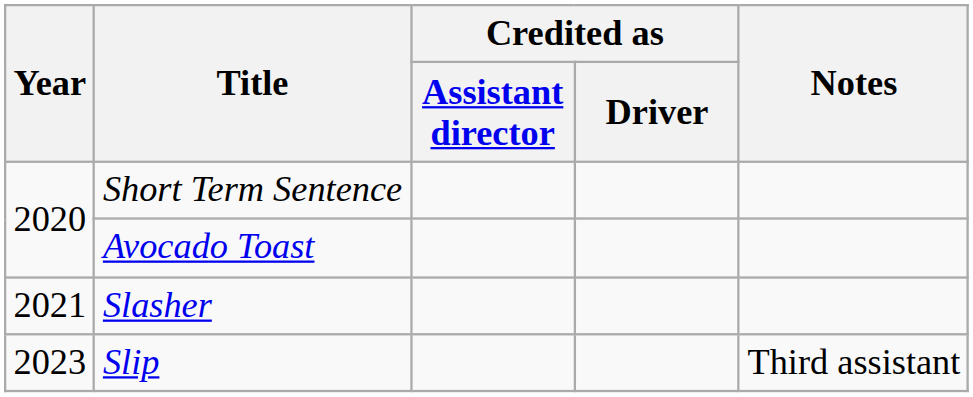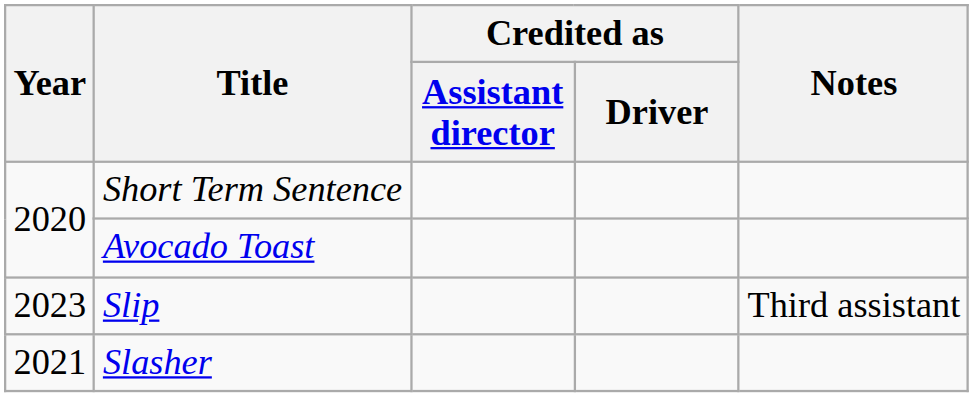rows swapped: (157, 304) <-> (131, 362)
